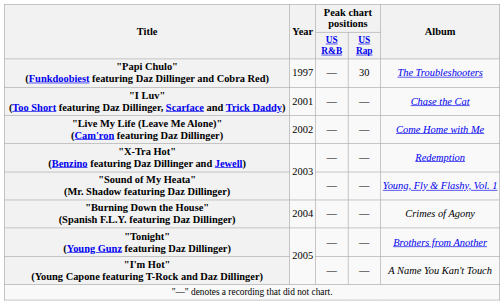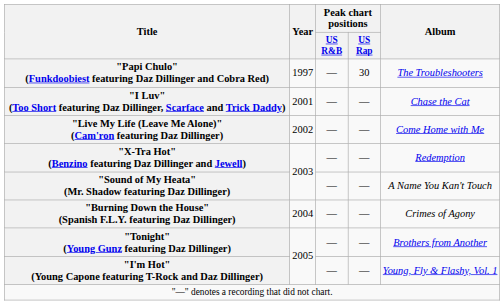(440, 186) Young, Fly & Flashy, Vol. 1 -> (440, 186) A Name You Kan't Touch
(440, 270) A Name You Kan't Touch -> (440, 270) Young, Fly & Flashy, Vol. 1
